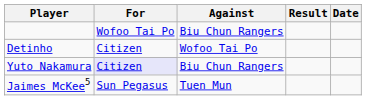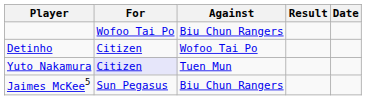(232, 66) Biu Chun Rangers -> (206, 66) Tuen Mun
(206, 85) Tuen Mun -> (232, 85) Biu Chun Rangers
